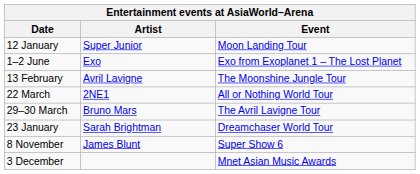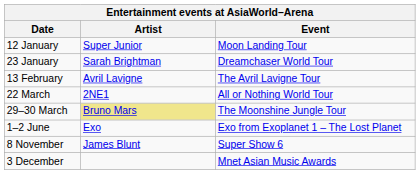rows swapped: (32, 128) <-> (28, 62)
(282, 78) The Moonshine Jungle Tour -> (269, 78) The Avril Lavigne Tour
(110, 111) no background -> (110, 111) khaki background
(269, 111) The Avril Lavigne Tour -> (282, 111) The Moonshine Jungle Tour
